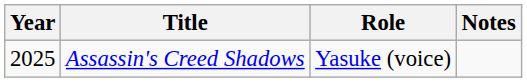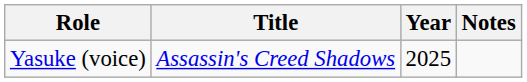columns swapped: (33, 22) <-> (383, 22)
